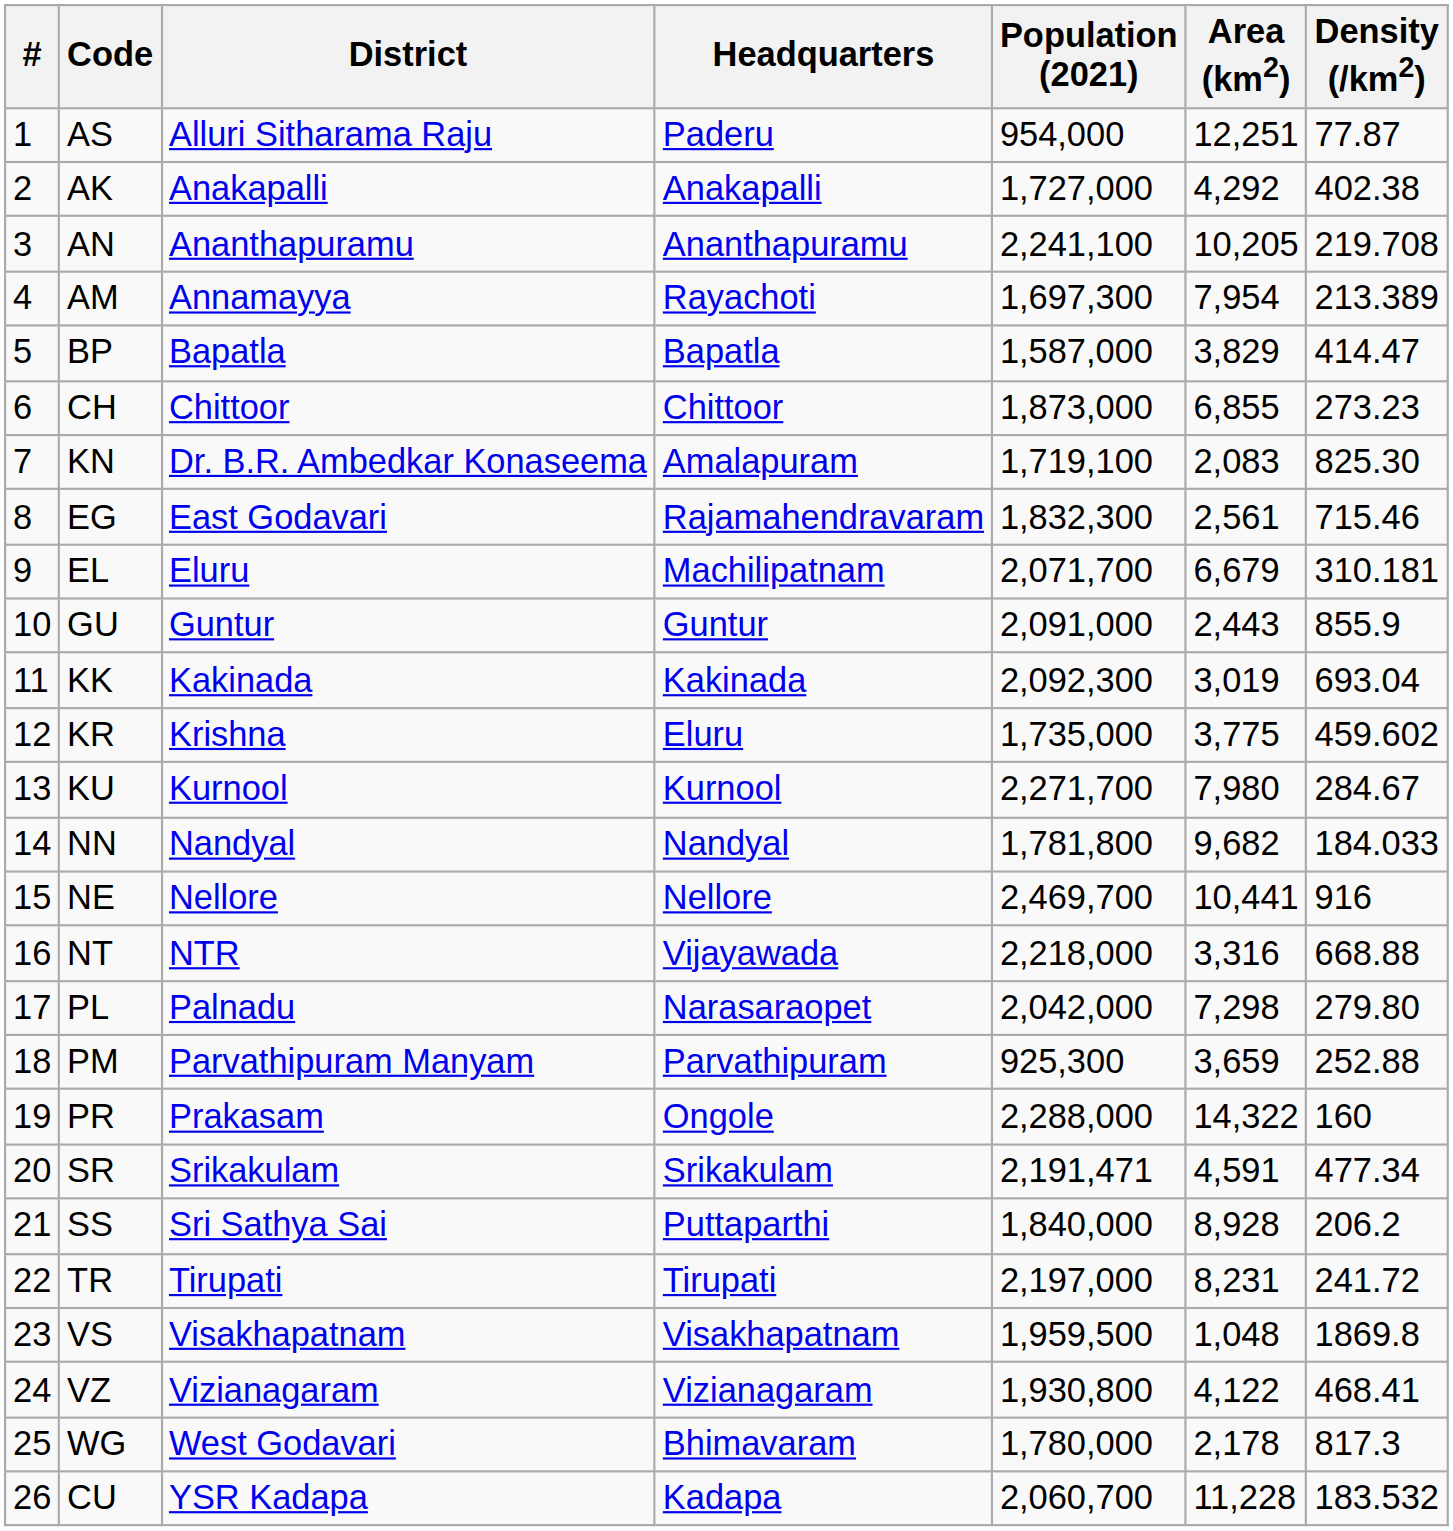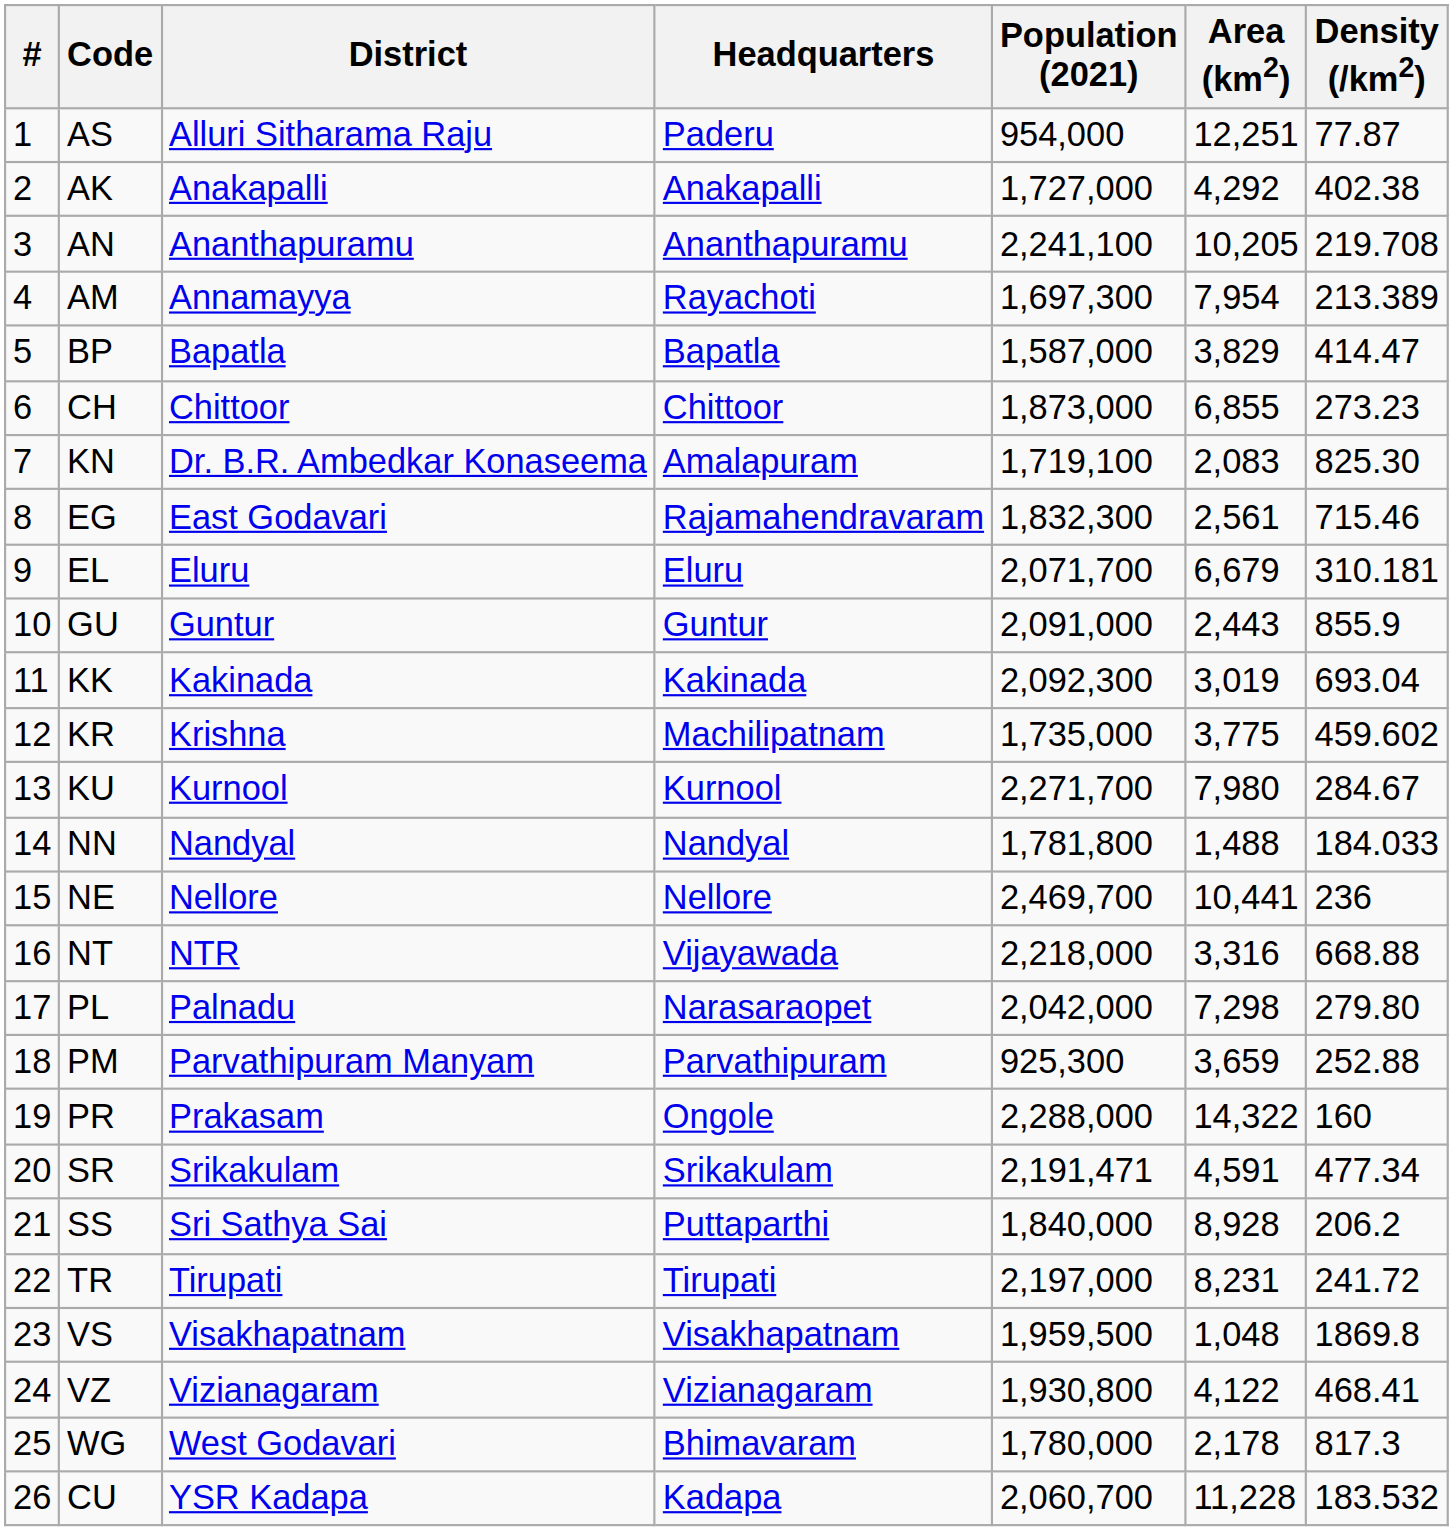(774, 570) Machilipatnam -> (703, 570) Eluru
(703, 734) Eluru -> (774, 734) Machilipatnam
(1237, 843) 9,682 -> (1237, 843) 1,488
(1343, 898) 916 -> (1343, 898) 236
